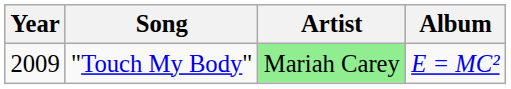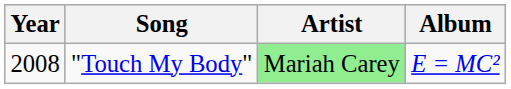(35, 63) 2009 -> (35, 63) 2008
